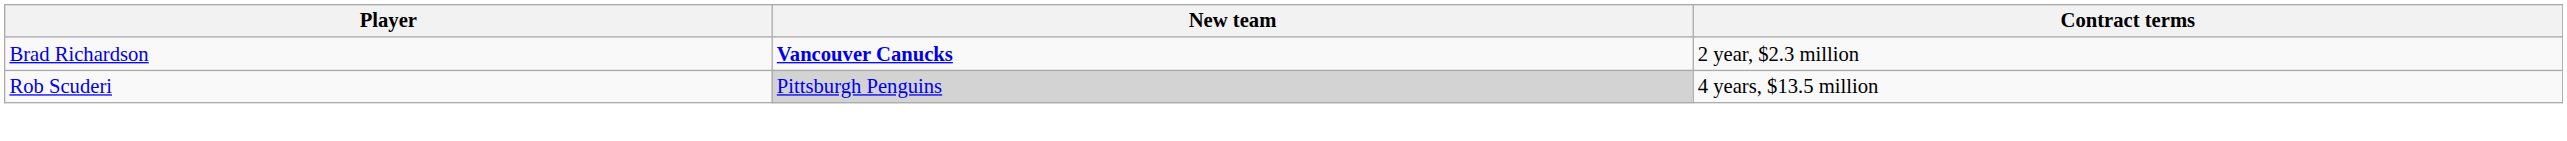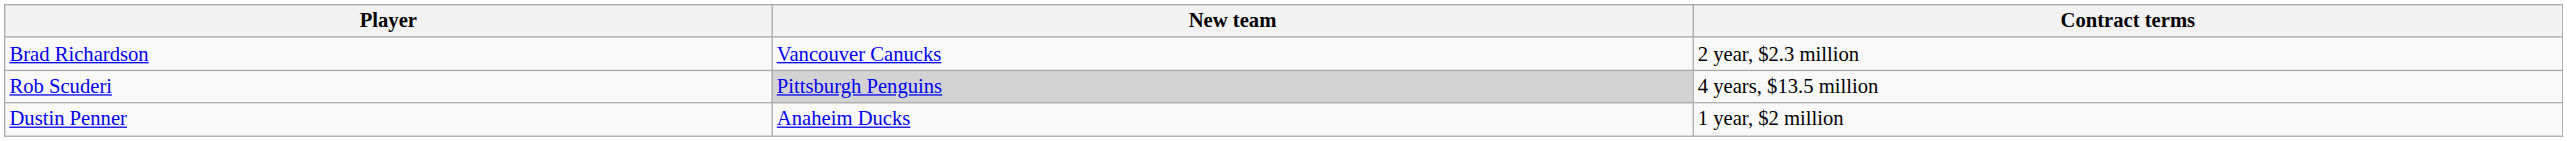(865, 53) bold -> (859, 53) normal
+ row: (68, 119)
